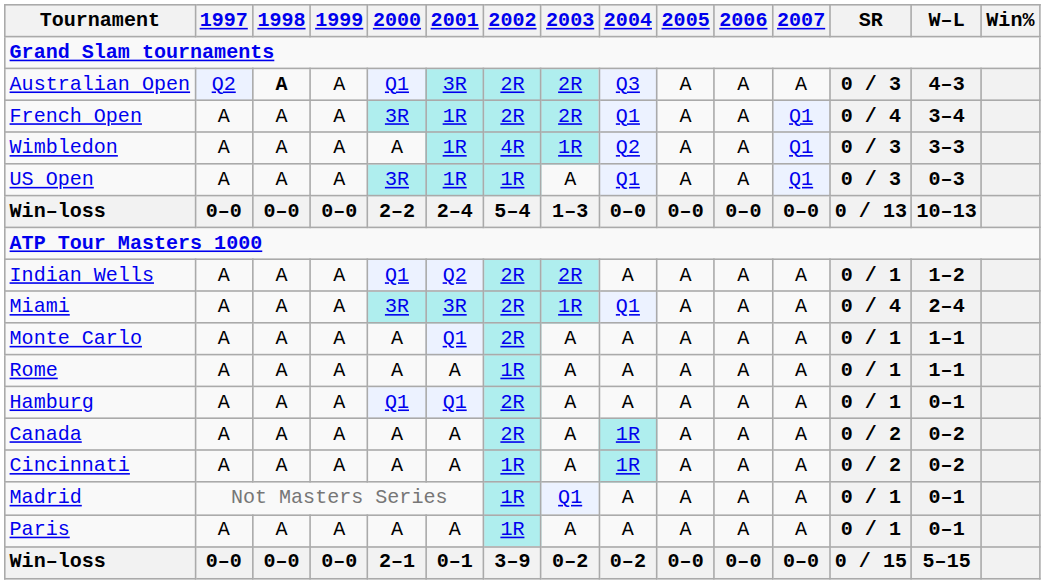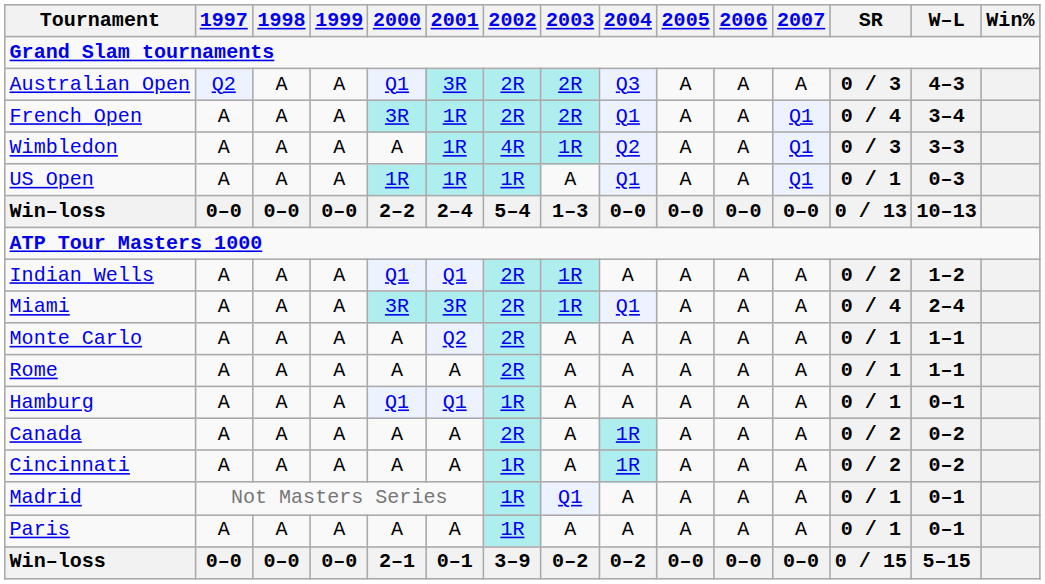(281, 84) bold -> (281, 84) normal
(397, 180) 3R -> (397, 180) 1R
(871, 180) 0 / 3 -> (871, 180) 0 / 1
(455, 275) Q2 -> (455, 275) Q1
(570, 275) 2R -> (570, 275) 1R
(871, 275) 0 / 1 -> (871, 275) 0 / 2
(455, 339) Q1 -> (455, 339) Q2
(512, 371) 1R -> (512, 371) 2R
(512, 403) 2R -> (512, 403) 1R
